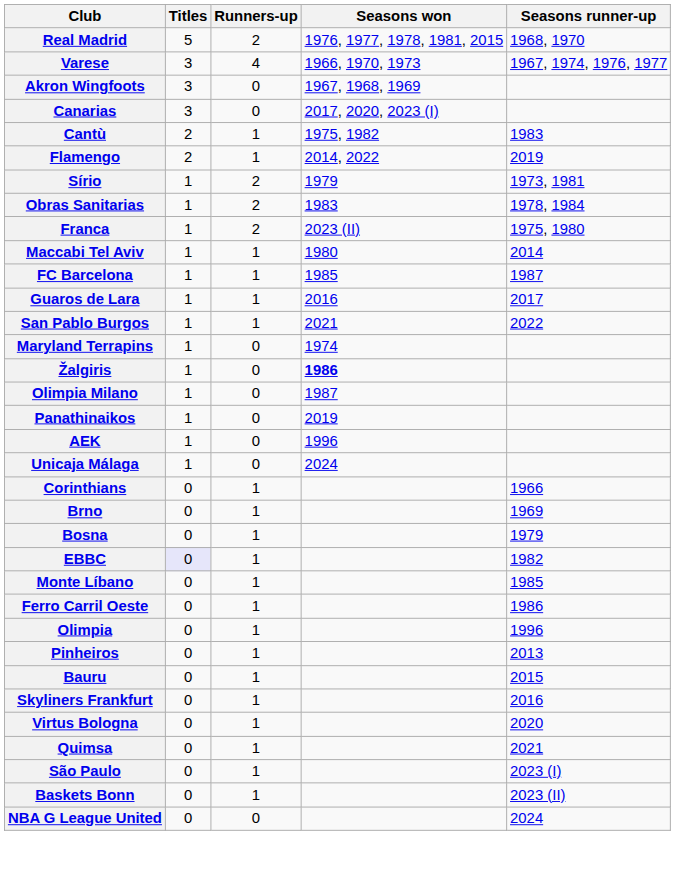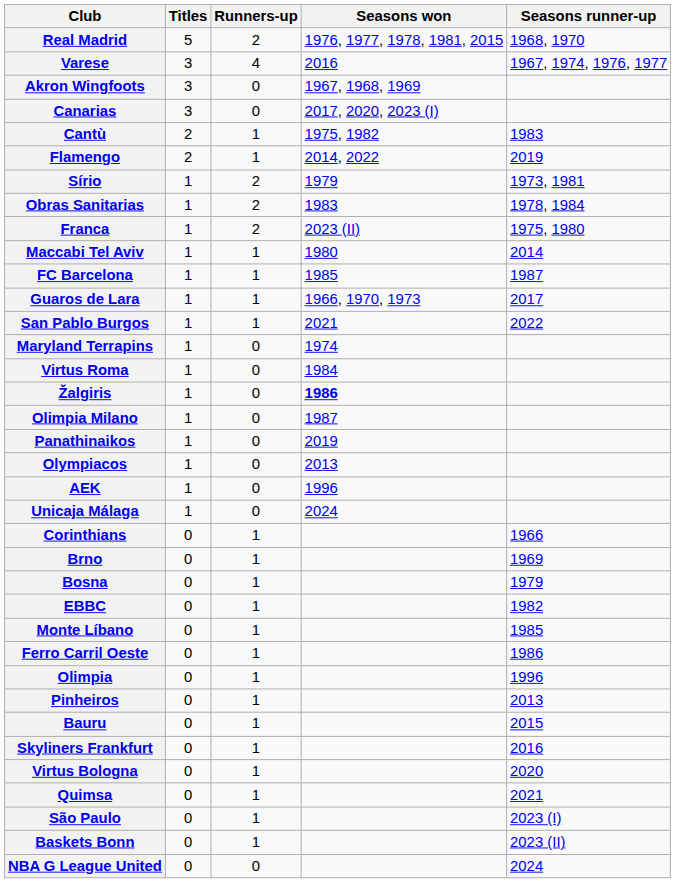(363, 63) 1966, 1970, 1973 -> (321, 63) 2016
(321, 299) 2016 -> (363, 299) 1966, 1970, 1973
+ row: (85, 370)
+ row: (85, 464)
(188, 559) lavender background -> (188, 606) no background
